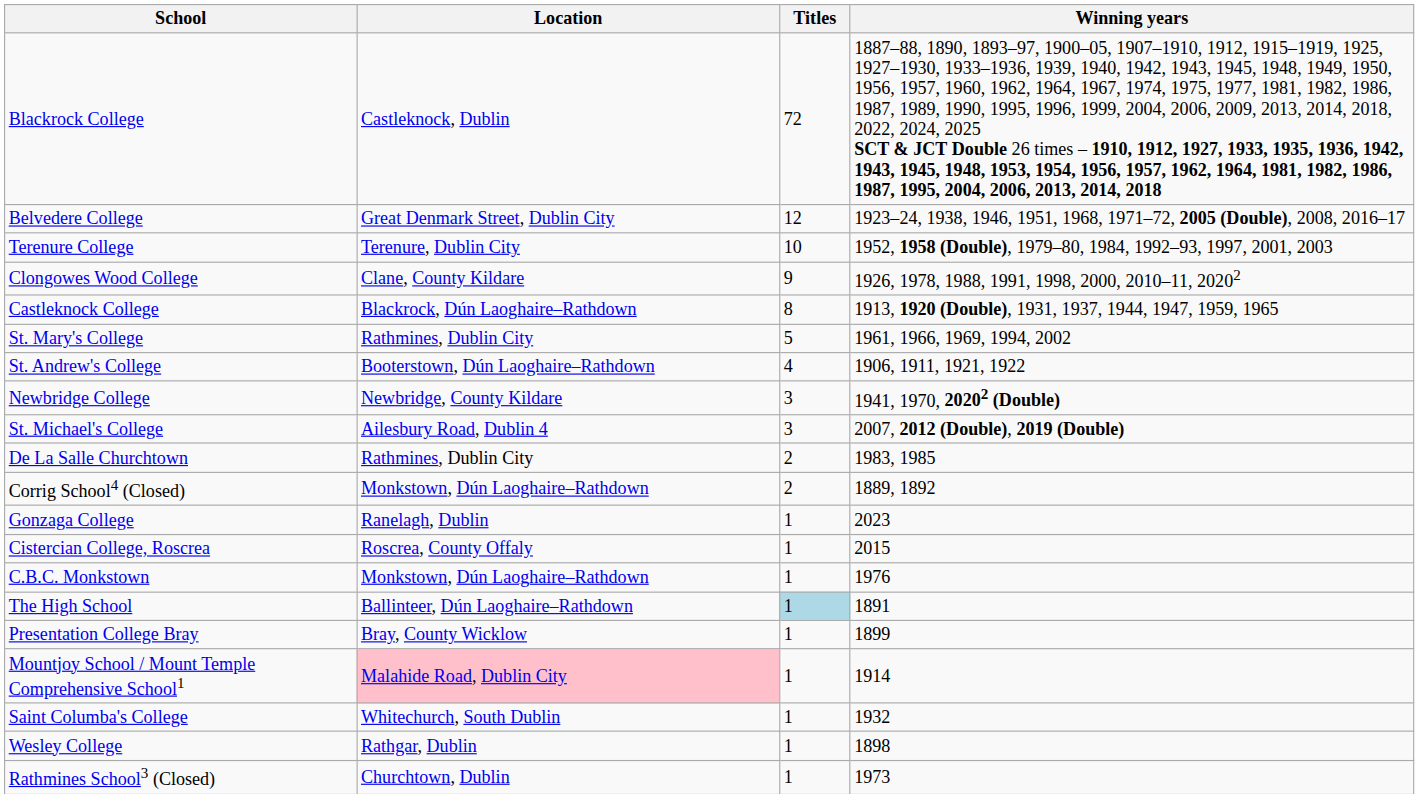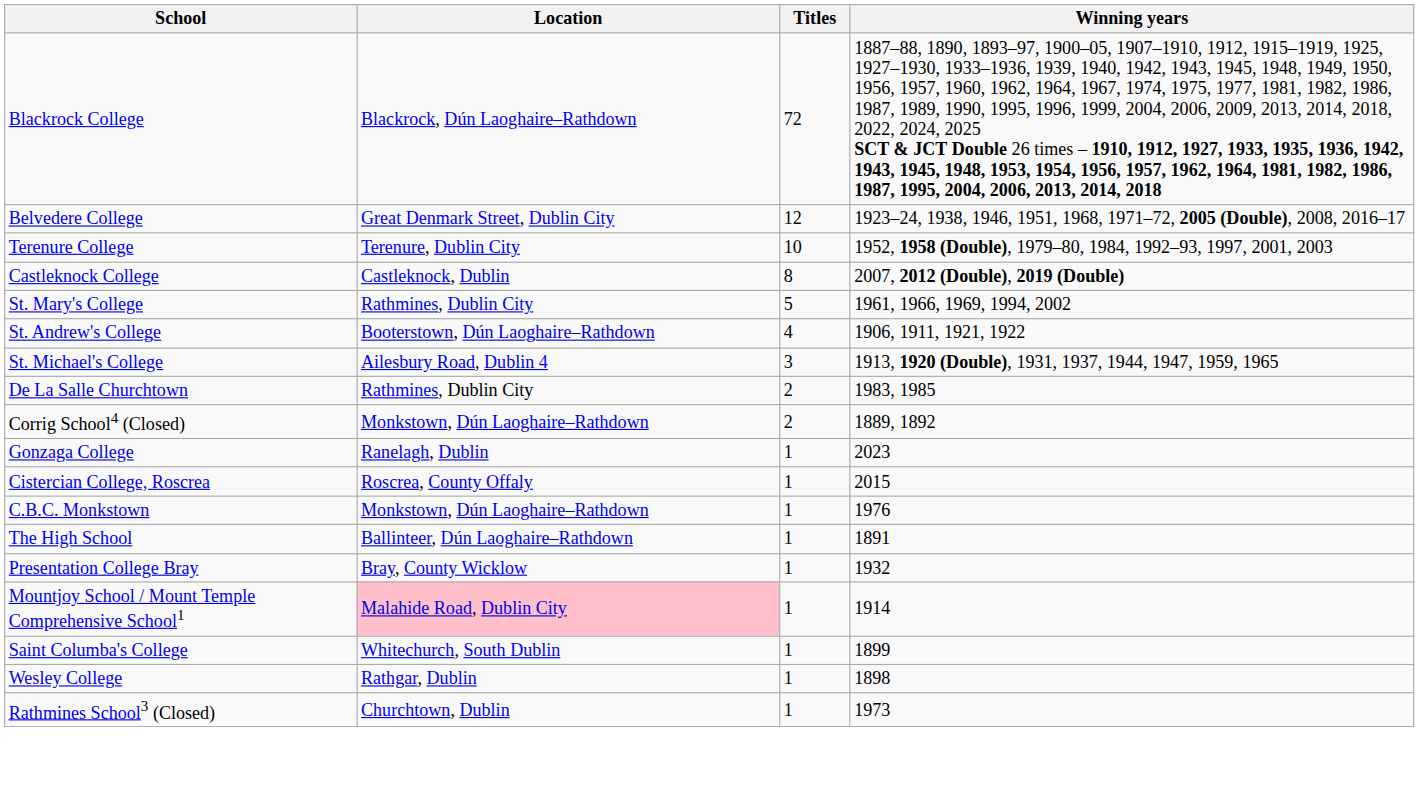(435, 118) Castleknock, Dublin -> (499, 118) Blackrock, Dún Laoghaire–Rathdown
- row: (103, 278)
(499, 309) Blackrock, Dún Laoghaire–Rathdown -> (435, 275) Castleknock, Dublin
(1066, 309) 1913, 1920 (Double), 1931, 1937, 1944, 1947, 1959, 1965 -> (989, 275) 2007, 2012 (Double), 2019 (Double)
- row: (79, 397)
(989, 429) 2007, 2012 (Double), 2019 (Double) -> (1066, 361) 1913, 1920 (Double), 1931, 1937, 1944, 1947, 1959, 1965
(788, 605) lightblue background -> (788, 538) no background
(872, 634) 1899 -> (872, 567) 1932
(872, 717) 1932 -> (872, 650) 1899
